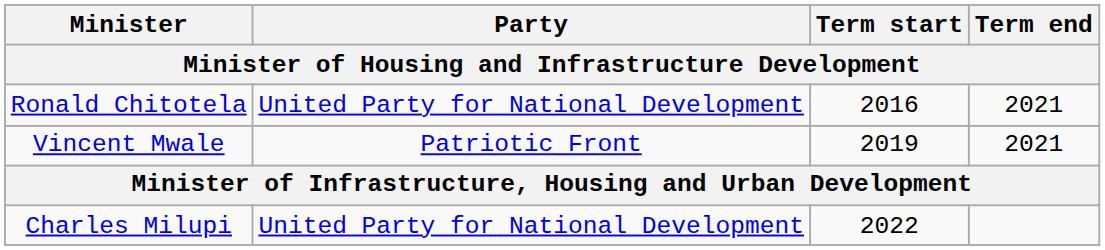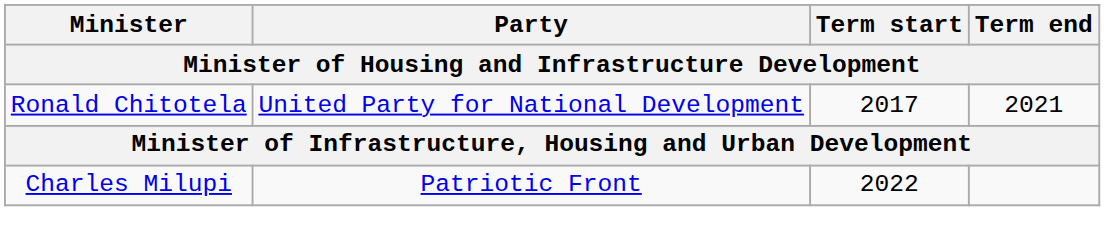(889, 105) 2016 -> (889, 105) 2017
- row: (129, 145)
(531, 225) United Party for National Development -> (531, 185) Patriotic Front
